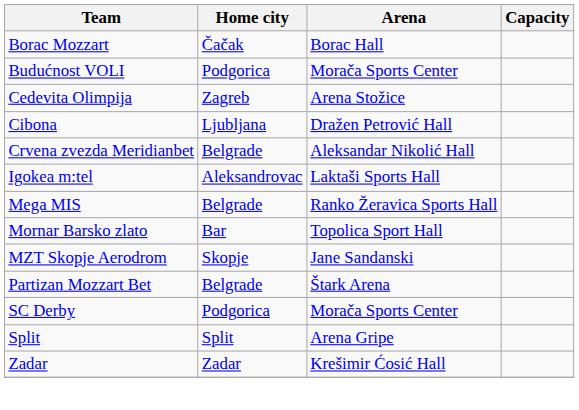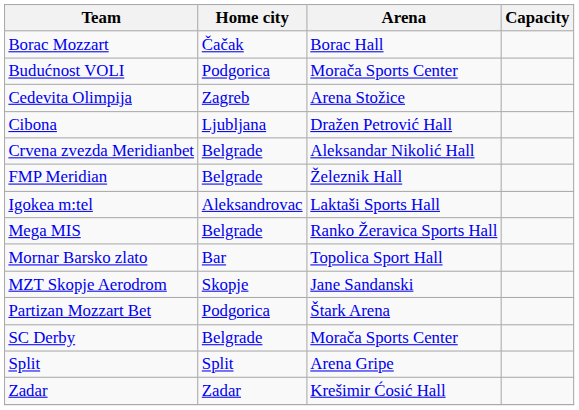+ row: (58, 177)
(232, 284) Belgrade -> (236, 310) Podgorica
(236, 310) Podgorica -> (232, 337) Belgrade
